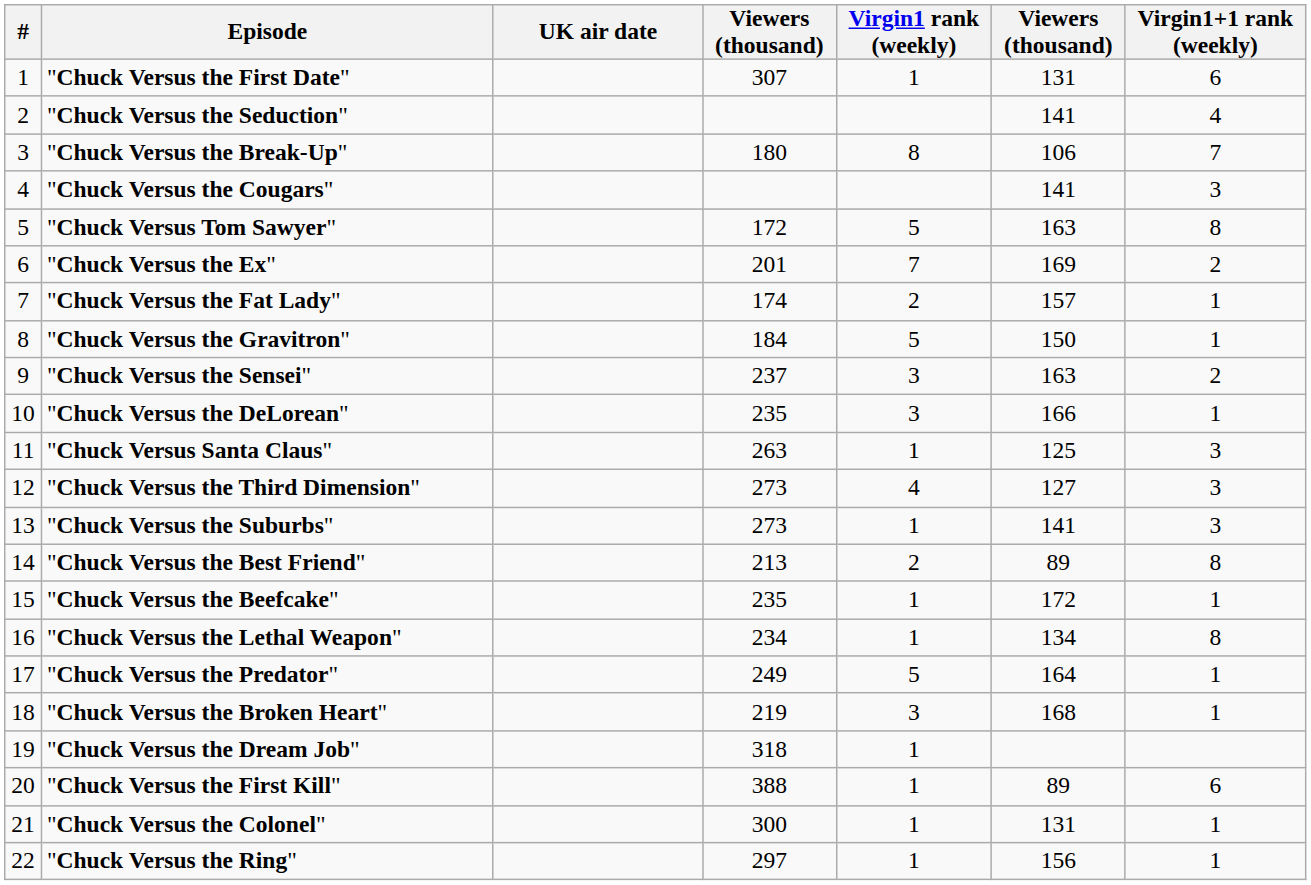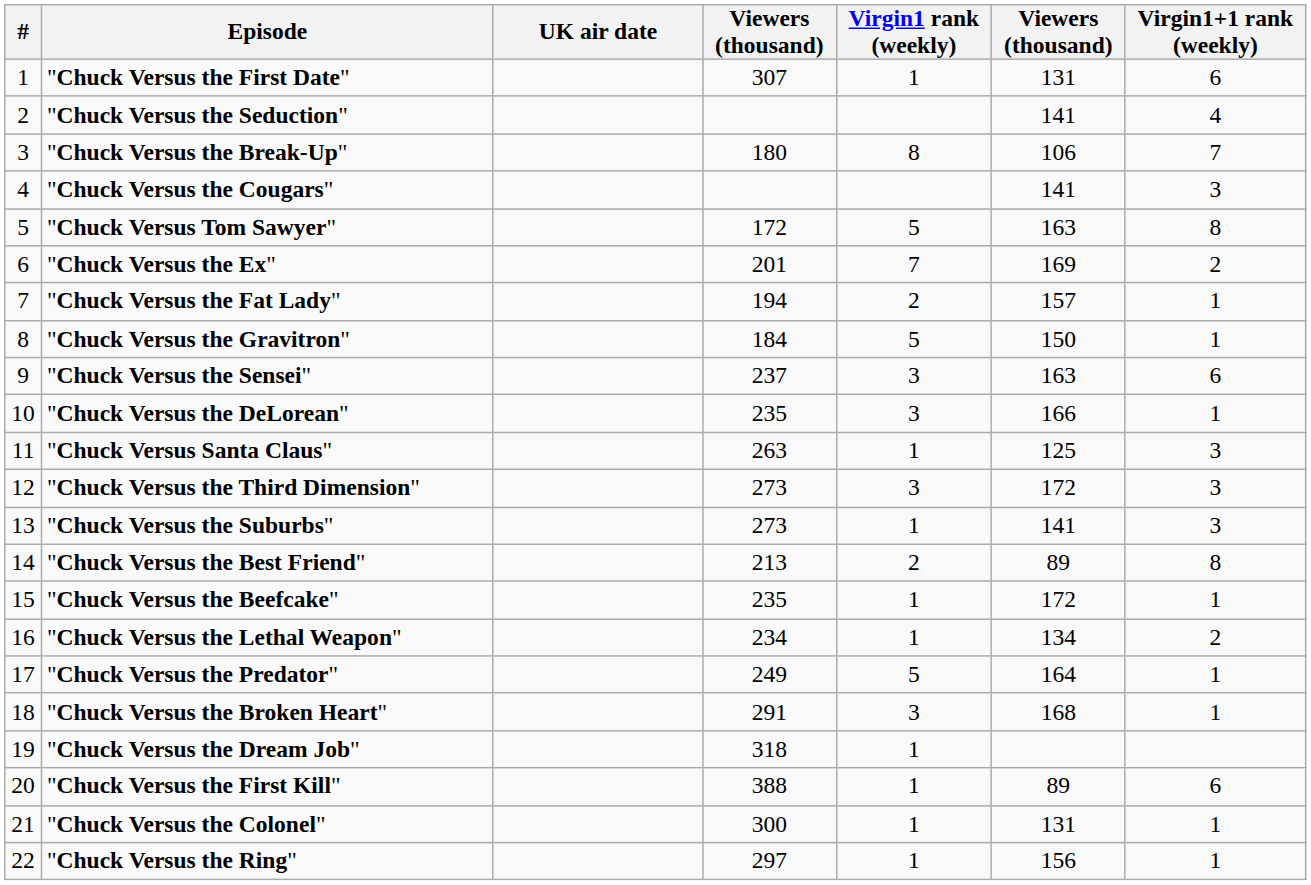(769, 301) 174 -> (769, 301) 194
(1215, 375) 2 -> (1215, 375) 6
(914, 487) 4 -> (914, 487) 3
(1058, 487) 127 -> (1058, 487) 172
(1215, 637) 8 -> (1215, 637) 2
(769, 711) 219 -> (769, 711) 291
